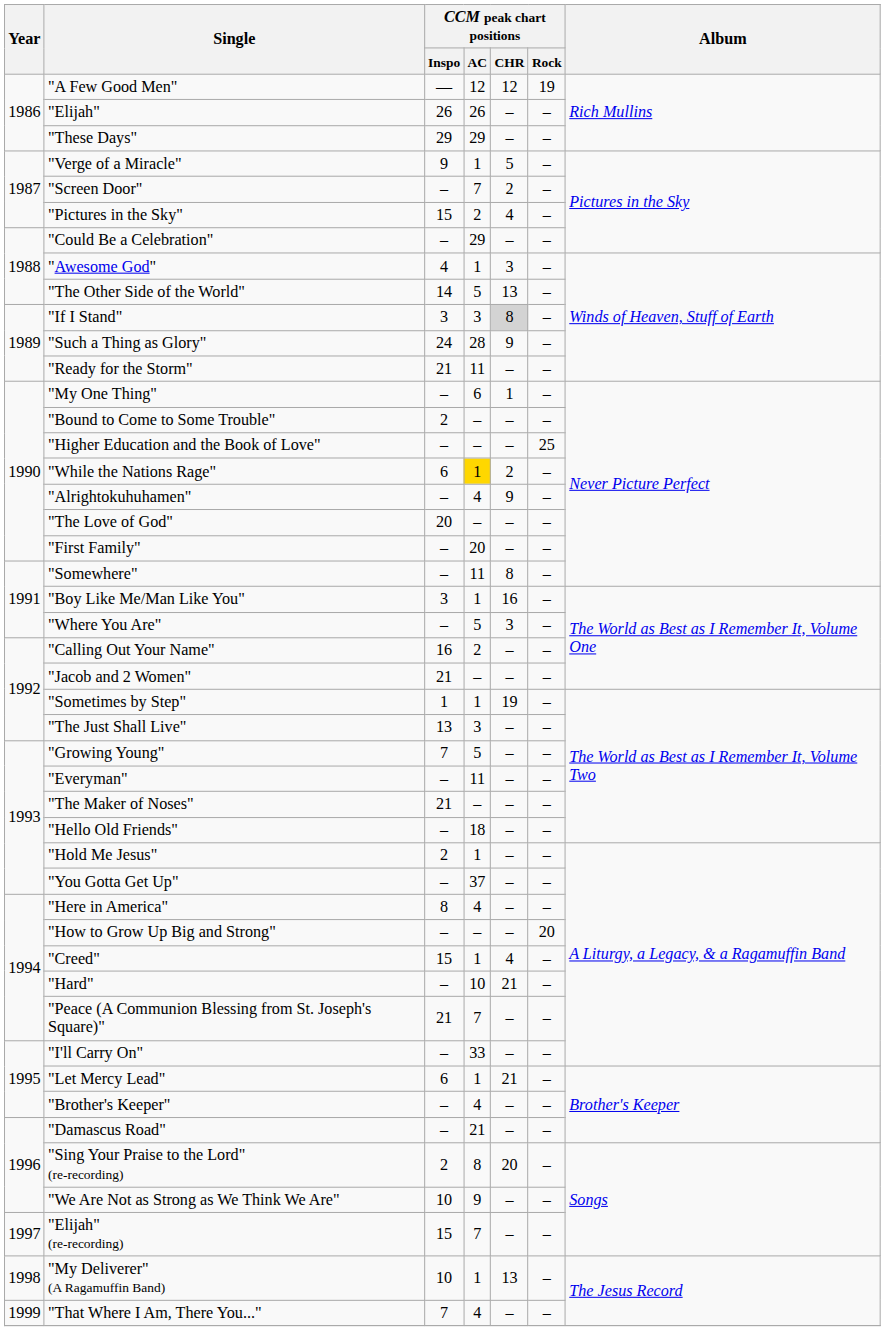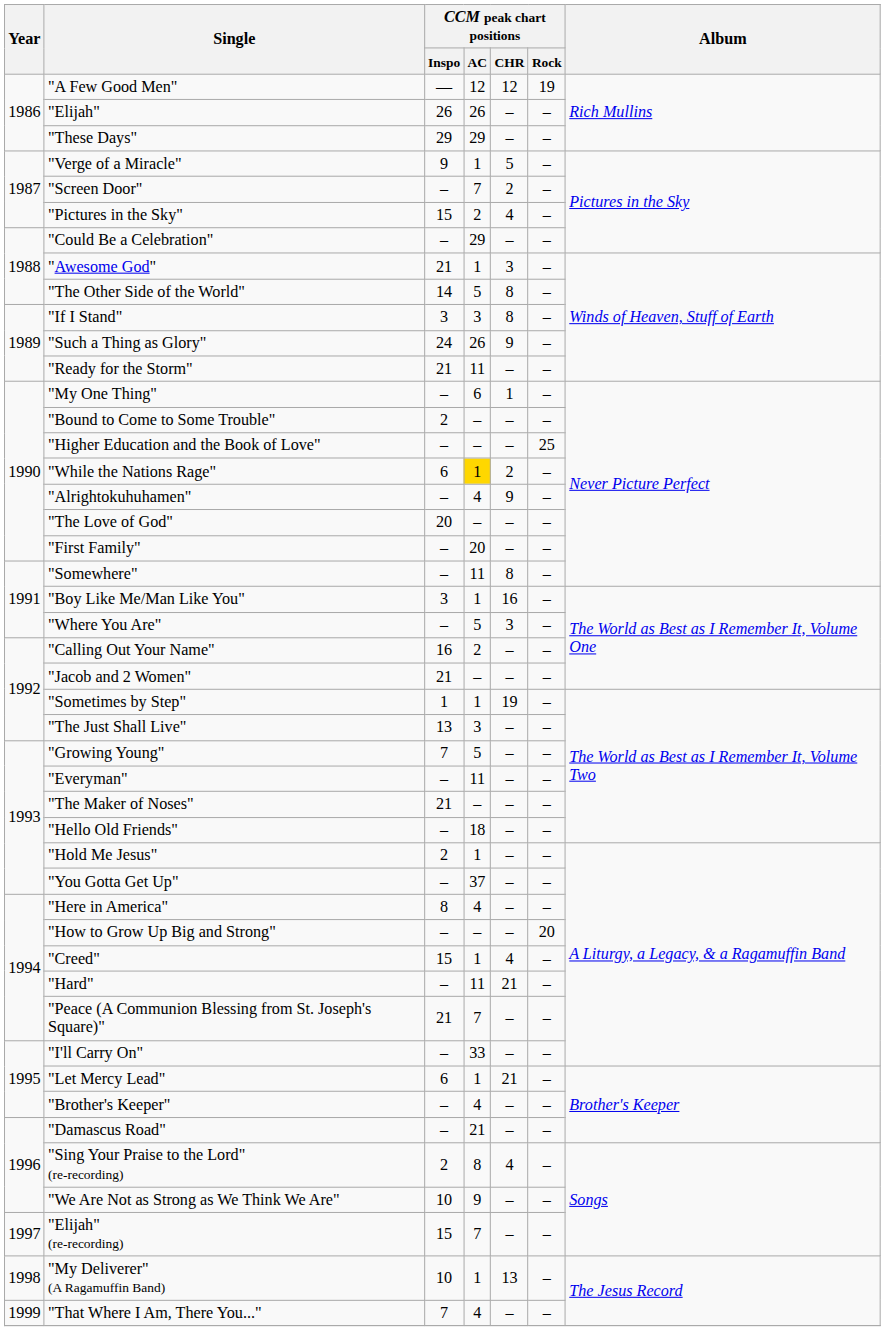(444, 266) 4 -> (444, 266) 21
(509, 291) 13 -> (509, 291) 8
(509, 317) lightgrey background -> (509, 317) no background
(477, 343) 28 -> (477, 343) 26
(477, 983) 10 -> (477, 983) 11
(509, 1164) 20 -> (509, 1164) 4
